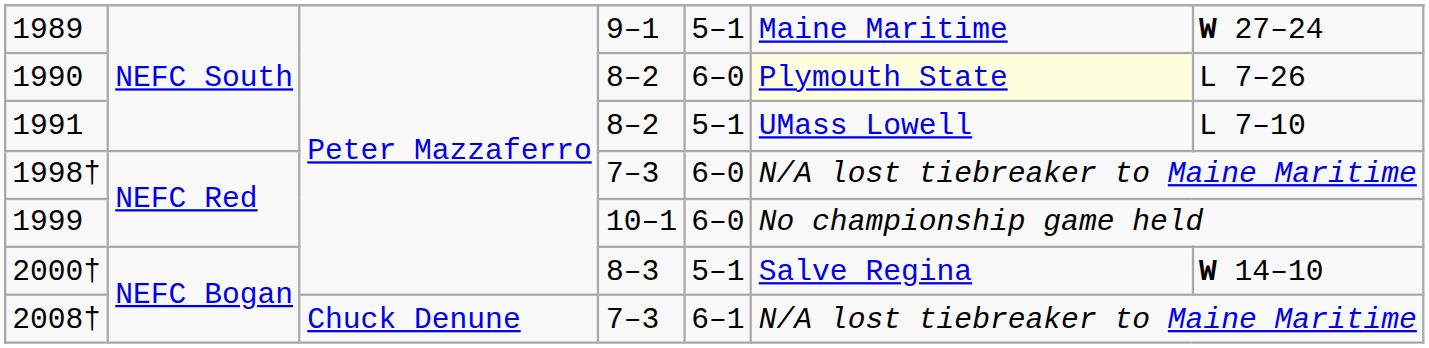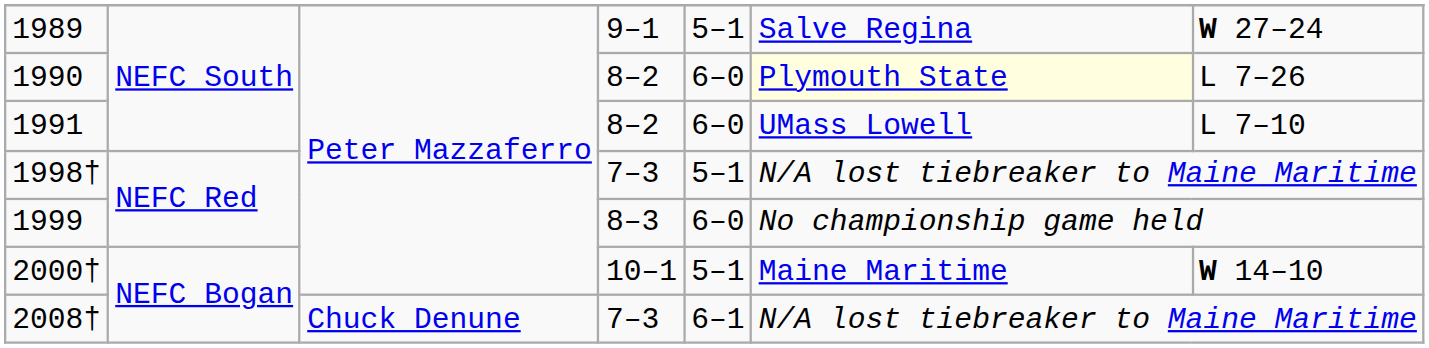(883, 29) Maine Maritime -> (865, 29) Salve Regina
(718, 126) 5–1 -> (718, 126) 6–0
(718, 174) 6–0 -> (718, 174) 5–1
(642, 223) 10–1 -> (633, 223) 8–3
(633, 271) 8–3 -> (642, 271) 10–1
(865, 271) Salve Regina -> (883, 271) Maine Maritime
